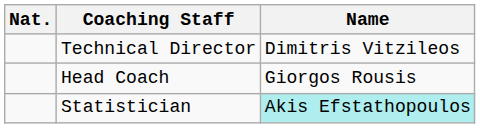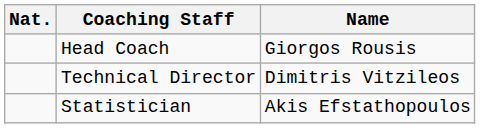rows swapped: (115, 78) <-> (159, 49)
(368, 108) paleturquoise background -> (368, 108) no background
